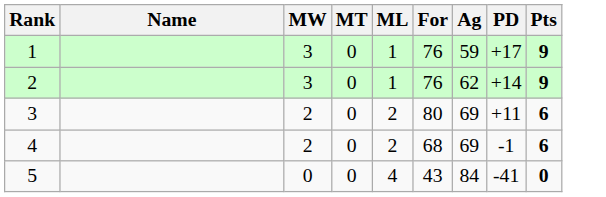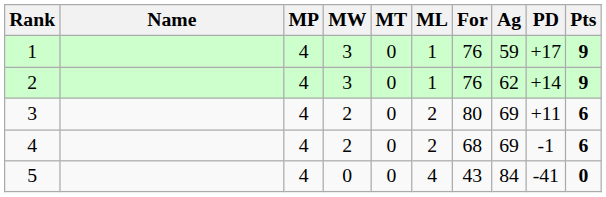+ column: (304, 20)
